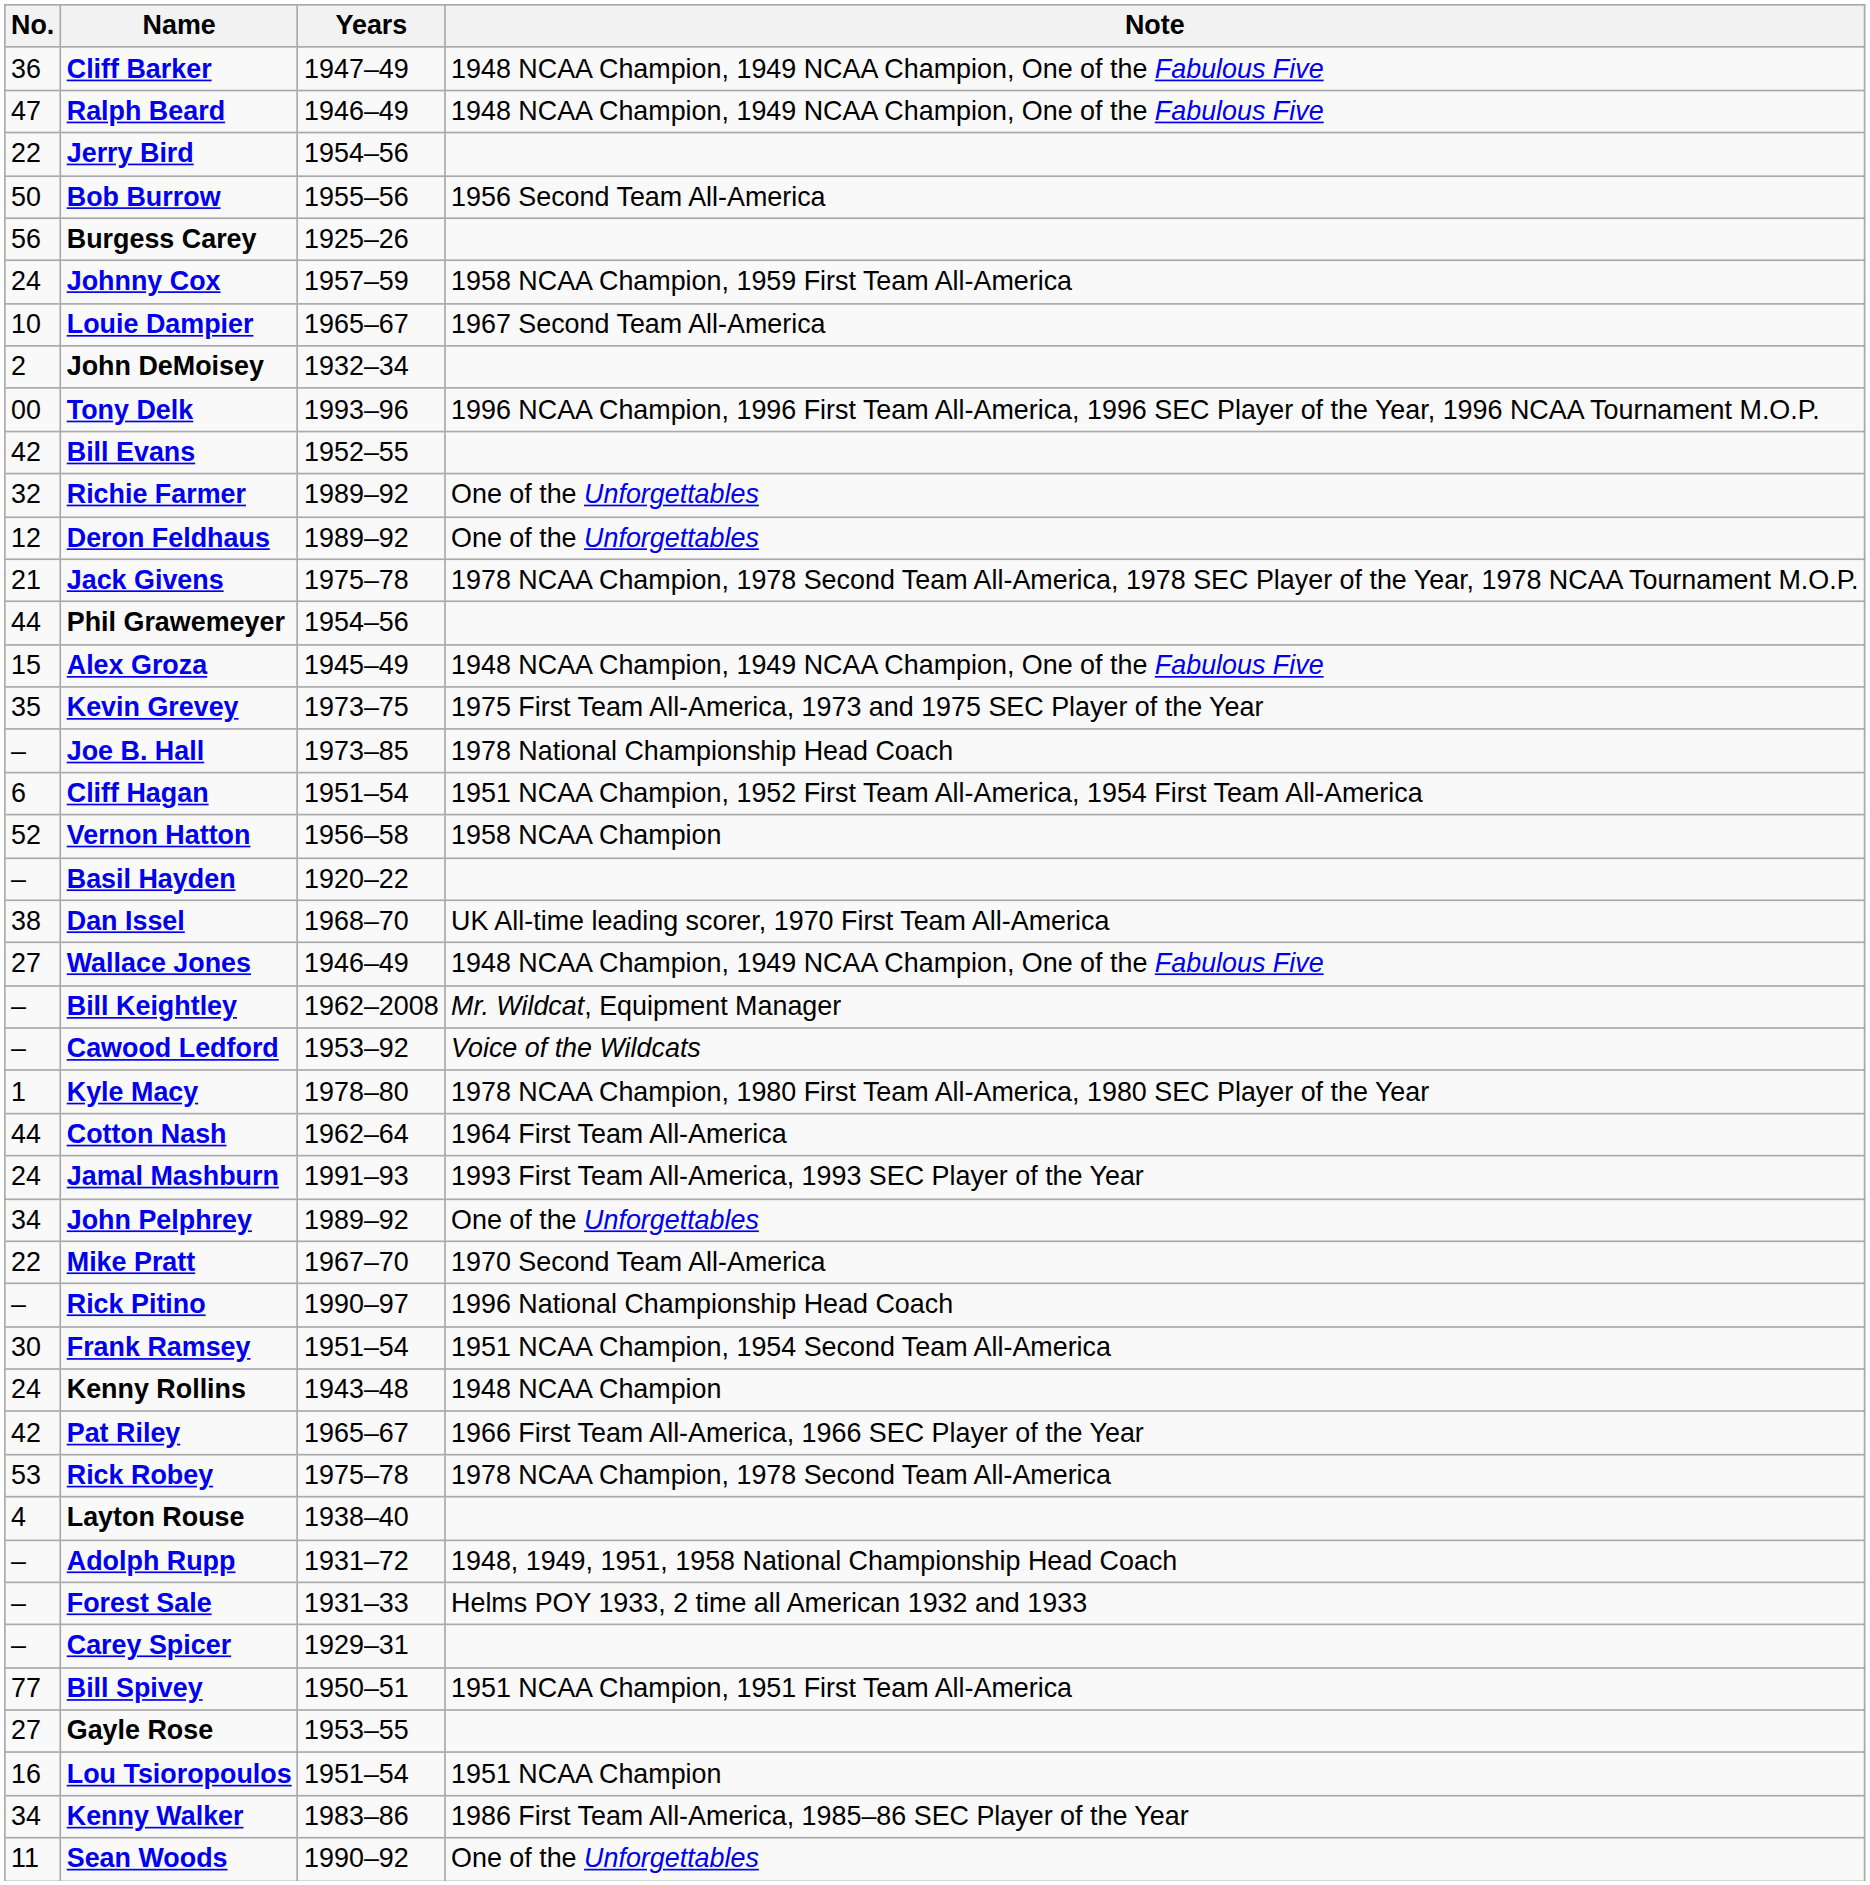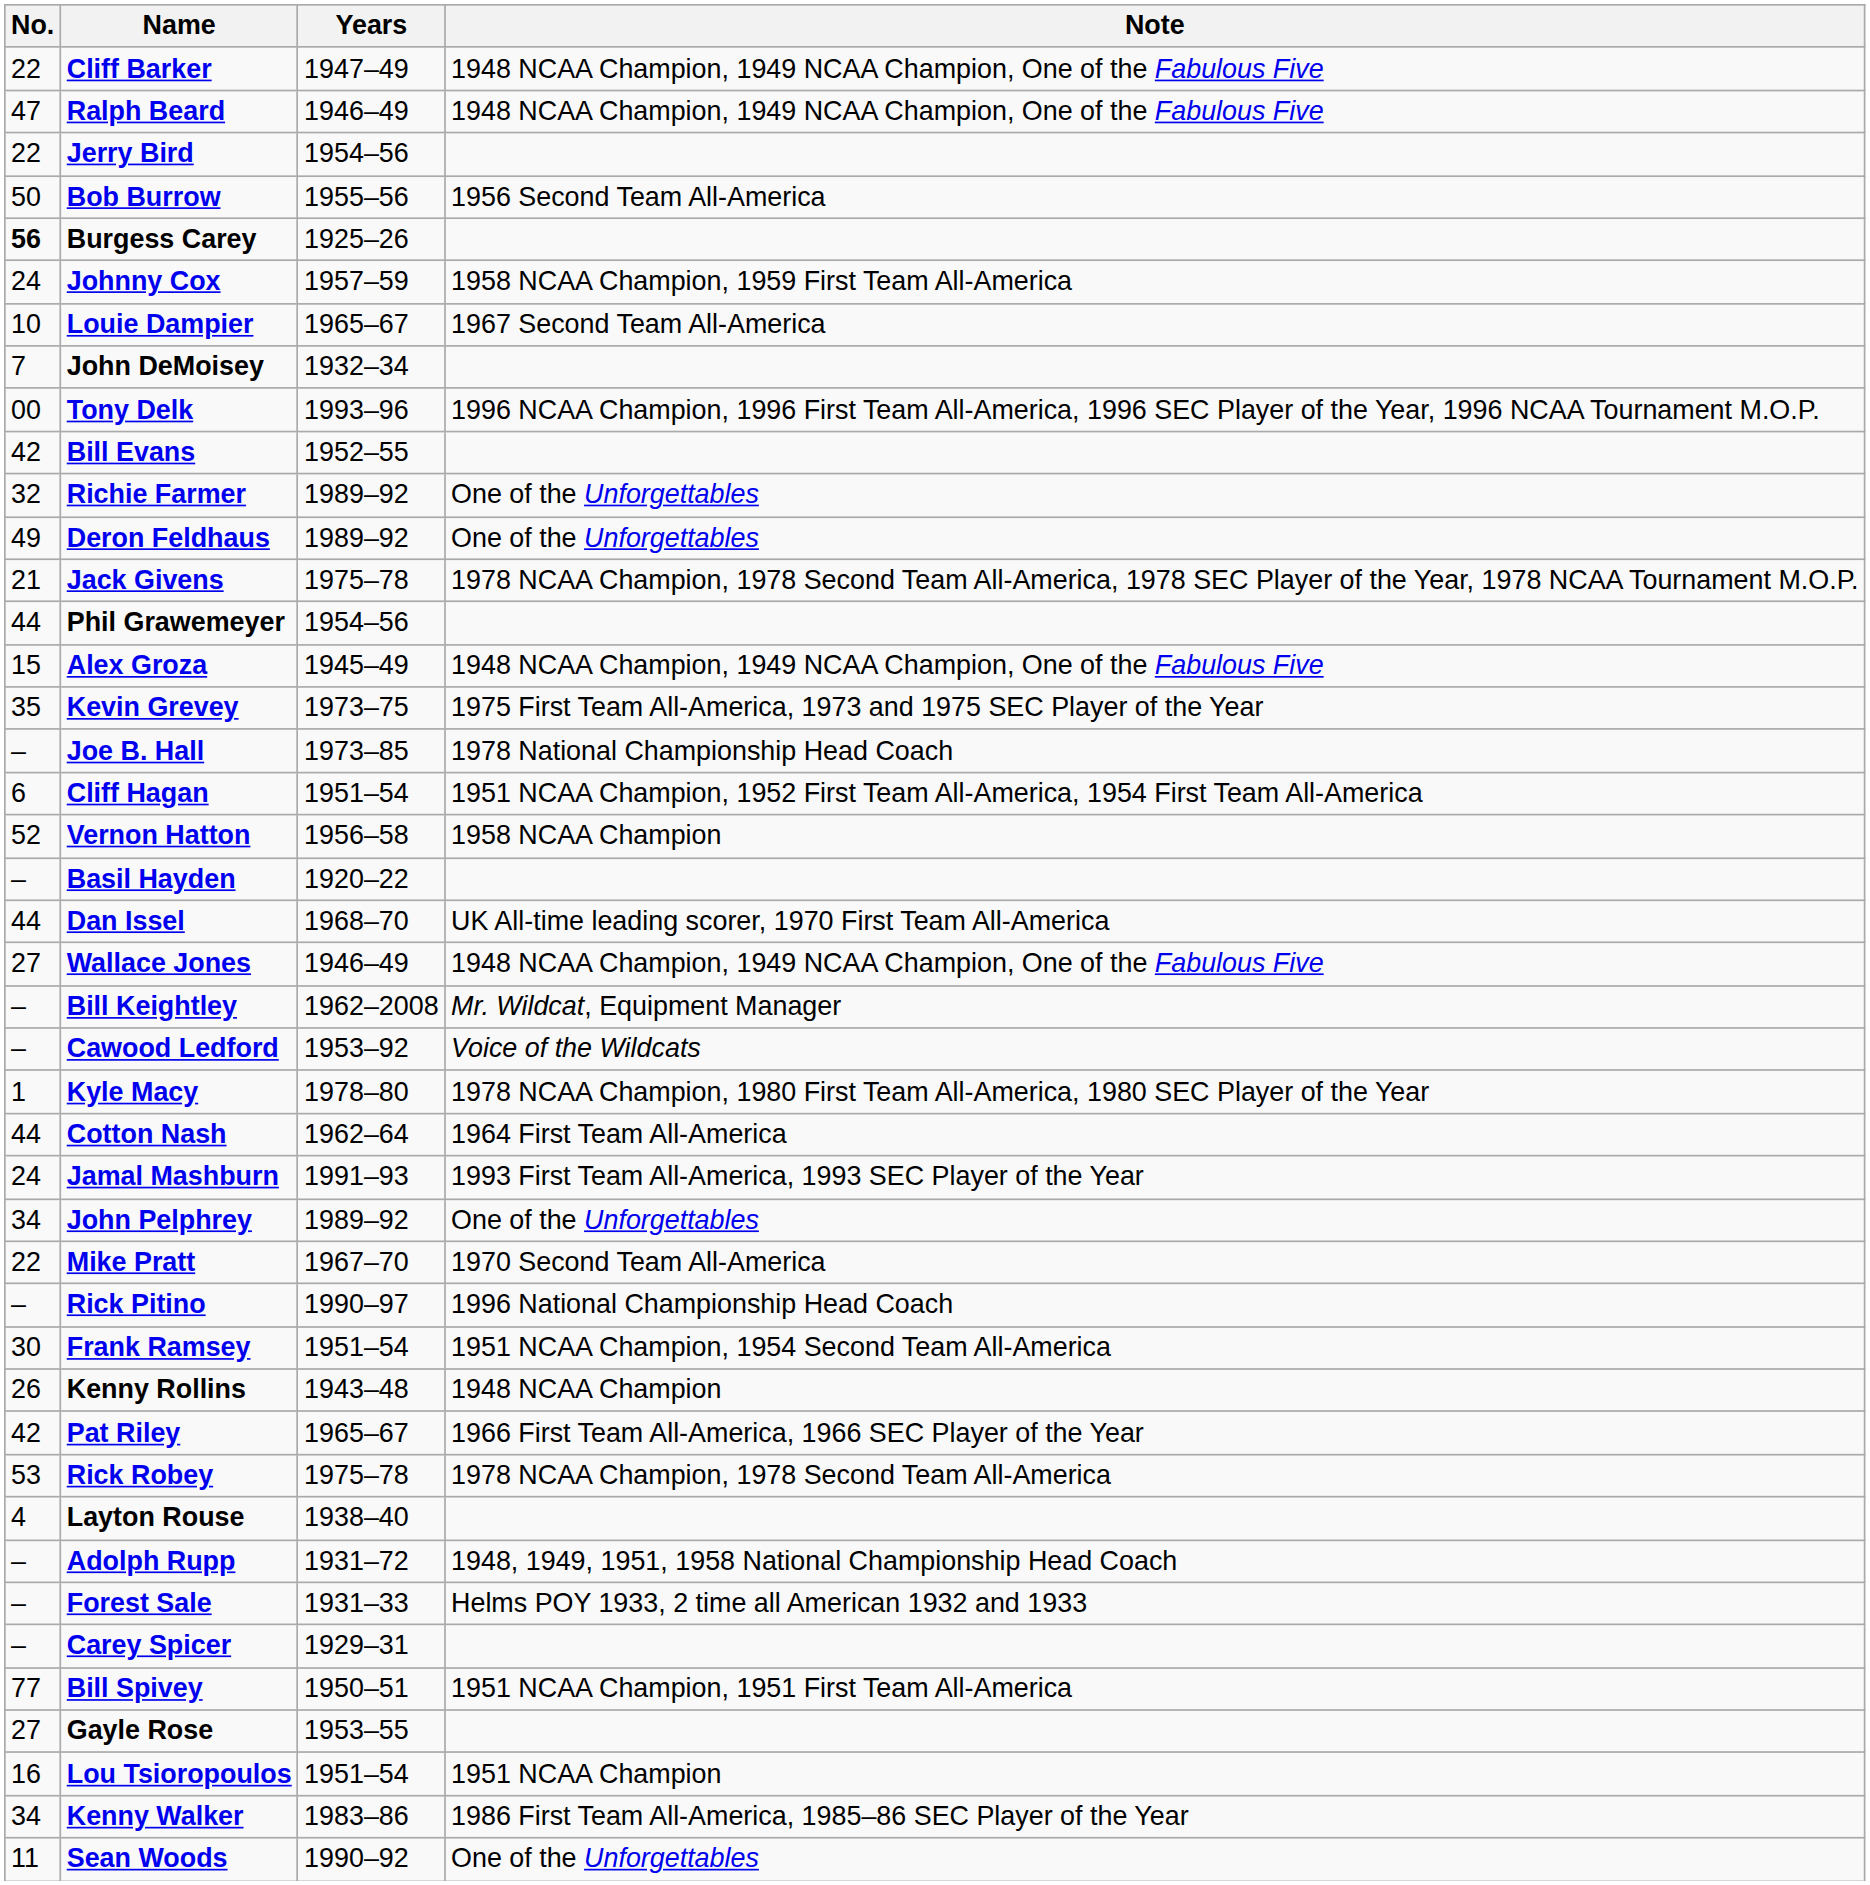(26, 68) 36 -> (26, 68) 22
(26, 238) normal -> (26, 238) bold
(19, 366) 2 -> (19, 366) 7
(26, 537) 12 -> (26, 537) 49
(26, 921) 38 -> (26, 921) 44
(26, 1389) 24 -> (26, 1389) 26
